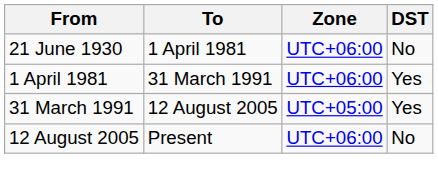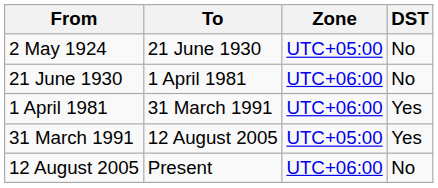+ row: (58, 49)
